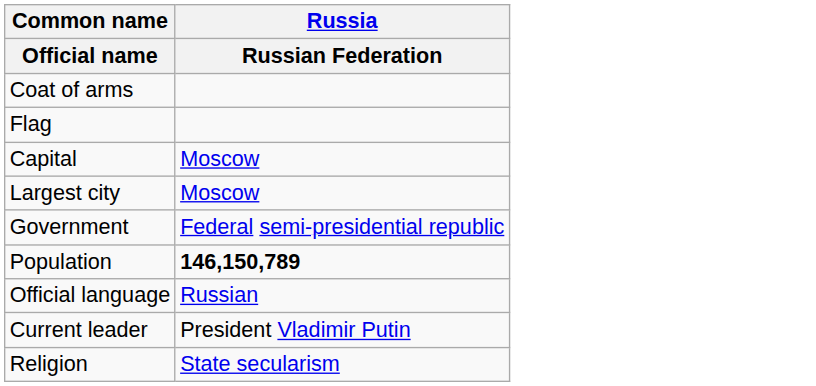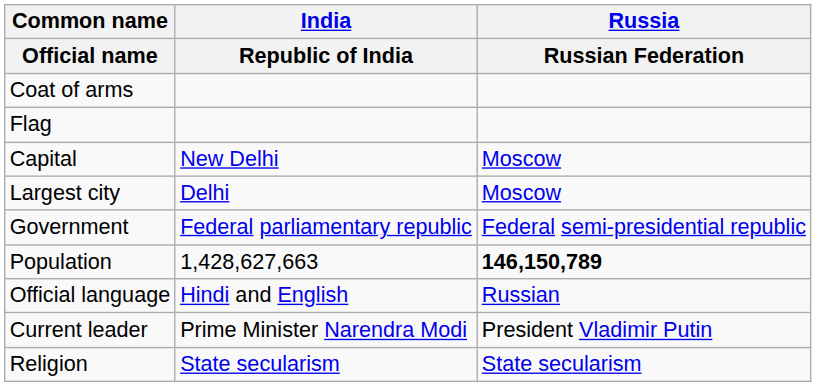+ column: (326, 55)
